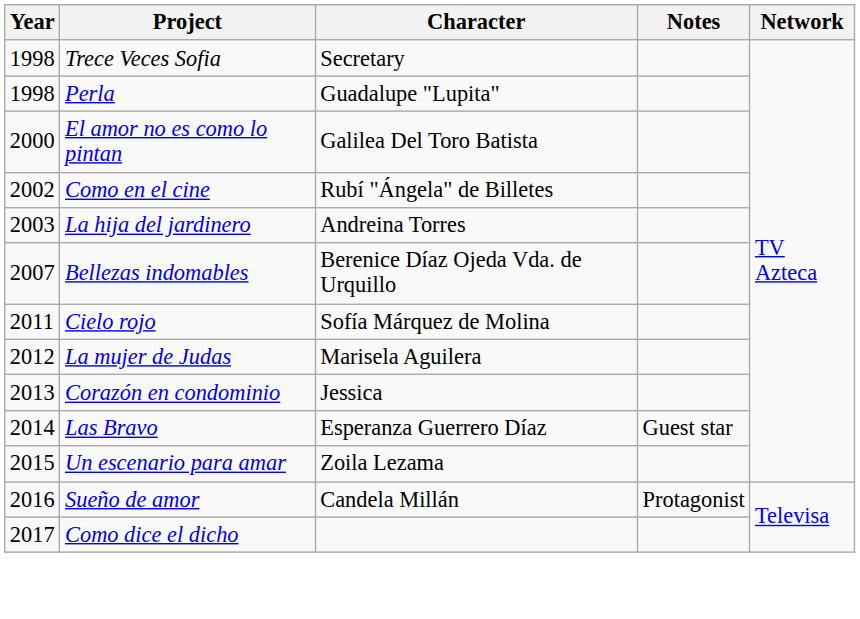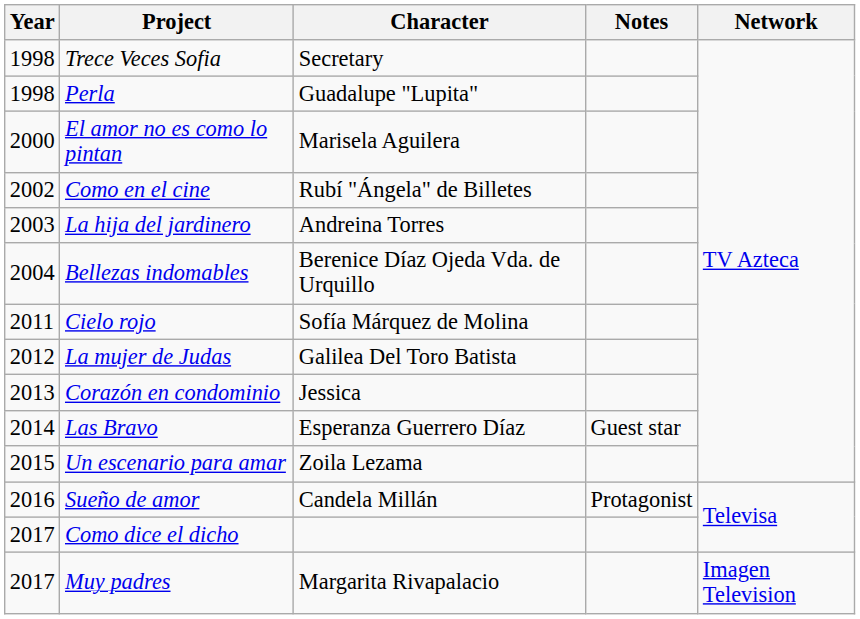(429, 141) Galilea Del Toro Batista -> (379, 141) Marisela Aguilera
(32, 273) 2007 -> (32, 273) 2004
(401, 356) Marisela Aguilera -> (408, 356) Galilea Del Toro Batista
+ row: (118, 582)
